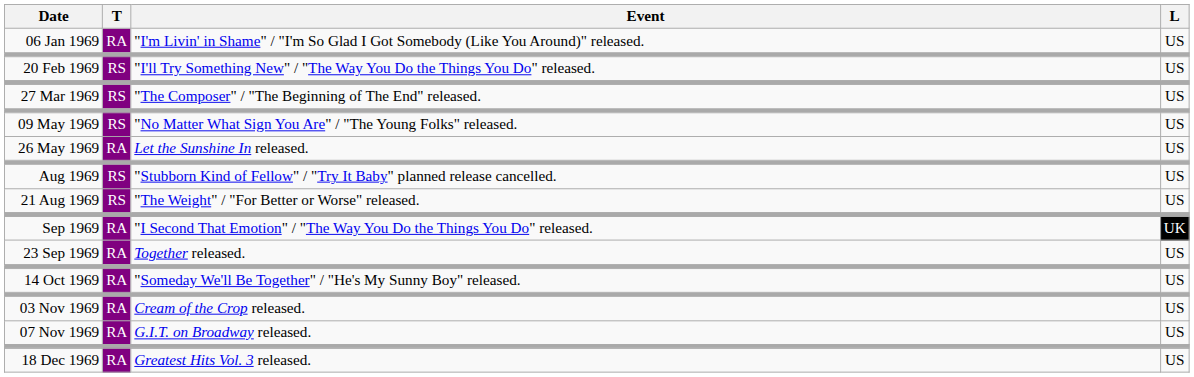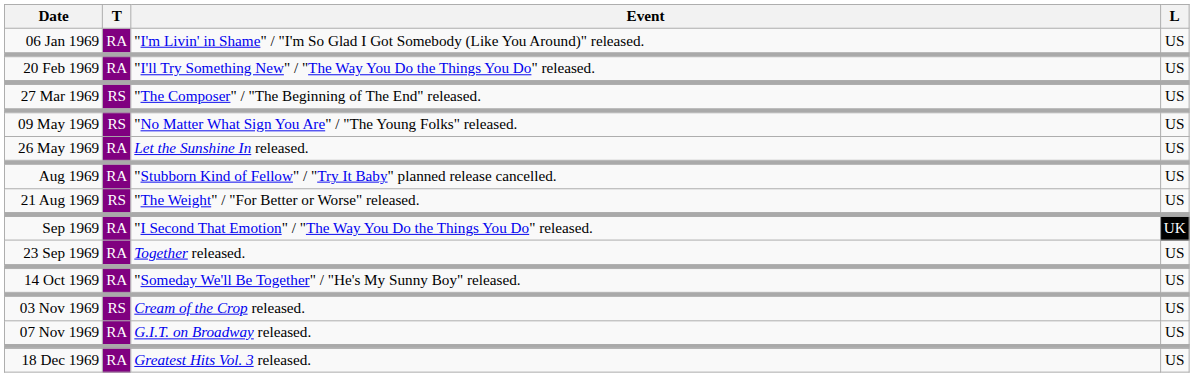(117, 68) RS -> (117, 68) RA
(117, 176) RS -> (117, 176) RA
(117, 308) RA -> (117, 308) RS
